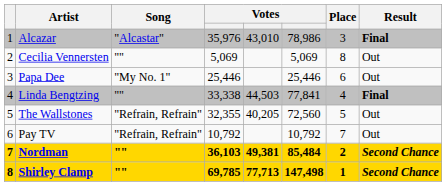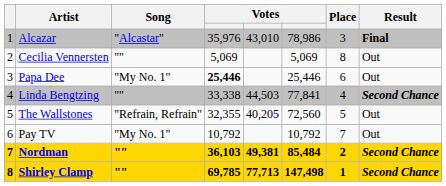(224, 76) normal -> (224, 76) bold
(375, 95) Final -> (400, 95) Second Chance
(158, 133) "Refrain, Refrain" -> (142, 133) "My No. 1"
